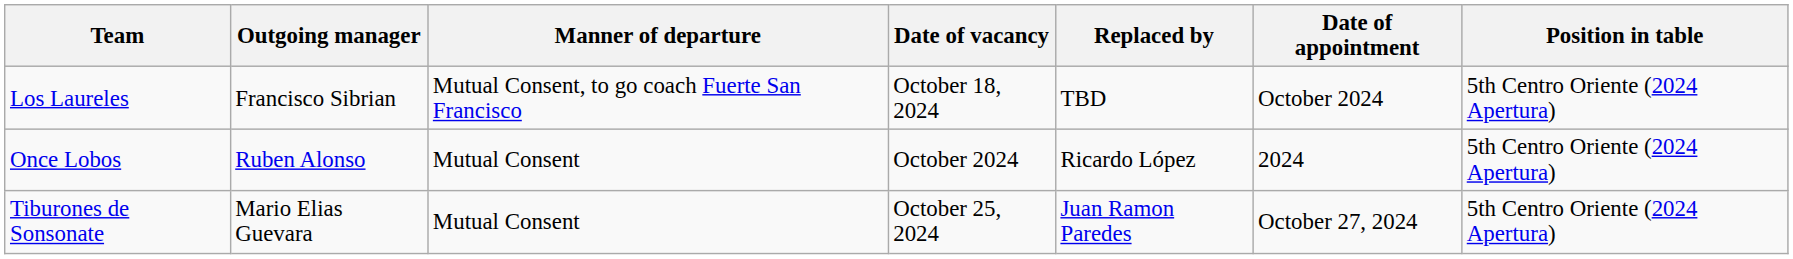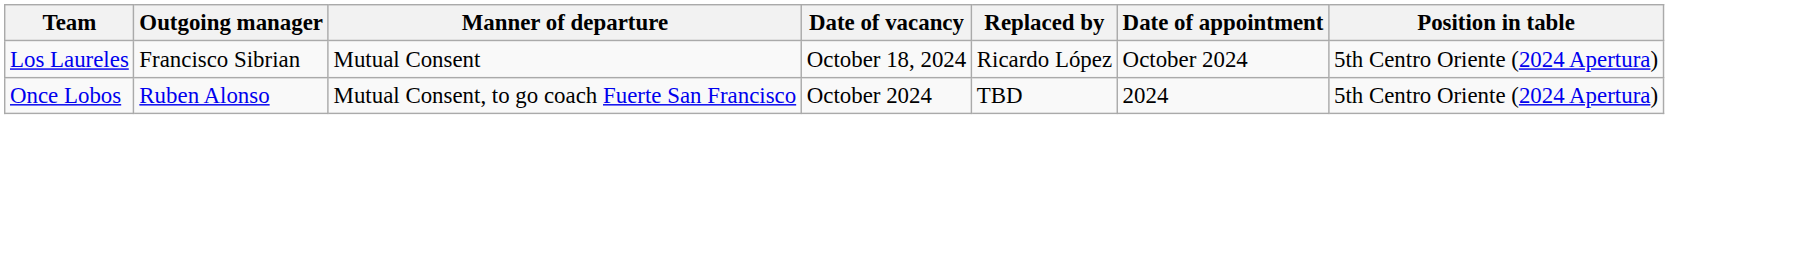(617, 97) Mutual Consent, to go coach Fuerte San Francisco -> (407, 58) Mutual Consent
(1083, 97) TBD -> (1044, 58) Ricardo López
(506, 159) Mutual Consent -> (565, 95) Mutual Consent, to go coach Fuerte San Francisco
(1128, 159) Ricardo López -> (1000, 95) TBD
- row: (70, 221)
